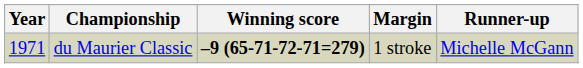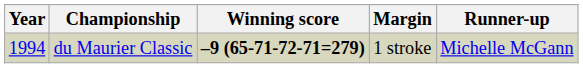(27, 47) 1971 -> (27, 47) 1994
